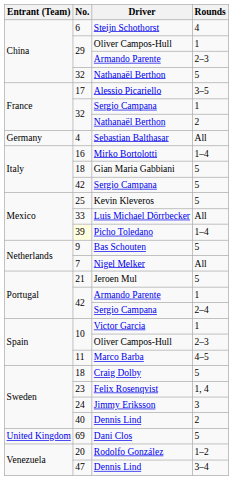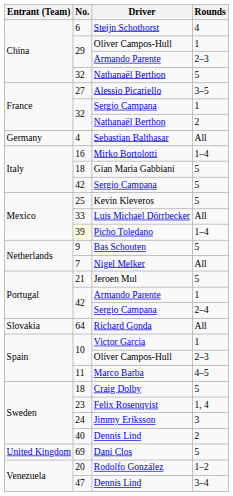(80, 90) 17 -> (80, 90) 27
+ row: (123, 326)
